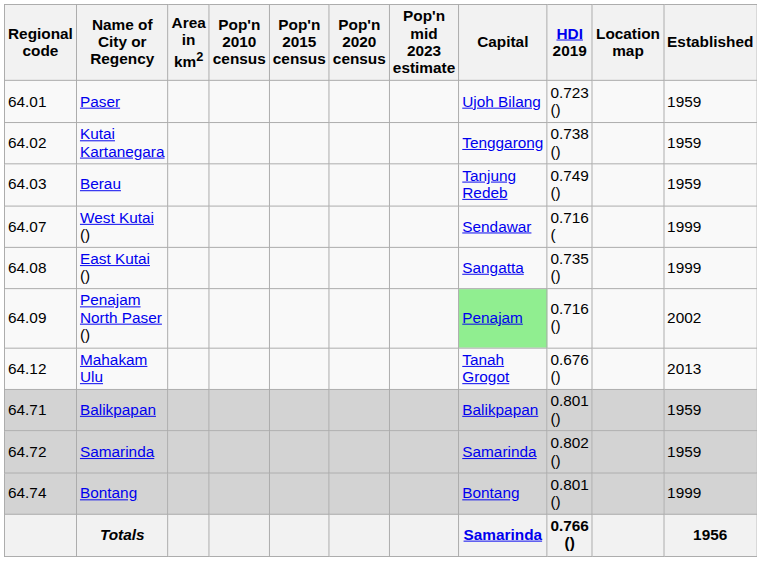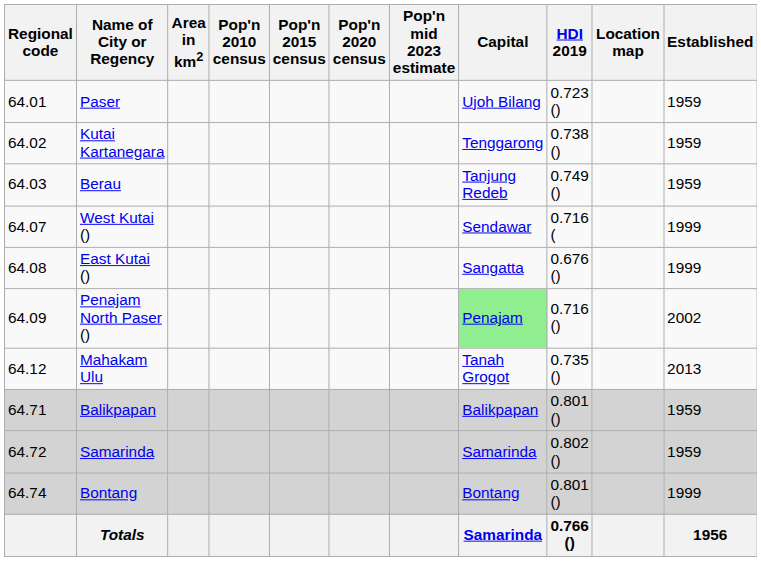(570, 268) 0.735 () -> (570, 268) 0.676 ()
(570, 368) 0.676 () -> (570, 368) 0.735 ()
